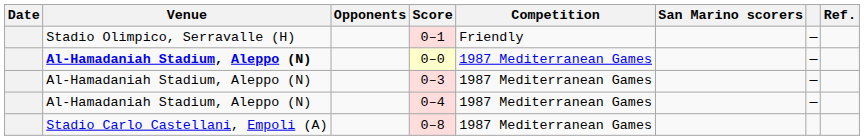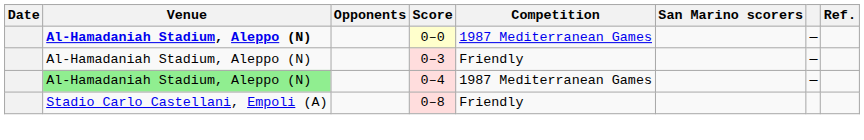- row: (433, 37)
(556, 81) 1987 Mediterranean Games -> (491, 59) Friendly
(179, 103) no background -> (179, 81) lightgreen background
(556, 125) 1987 Mediterranean Games -> (491, 103) Friendly
